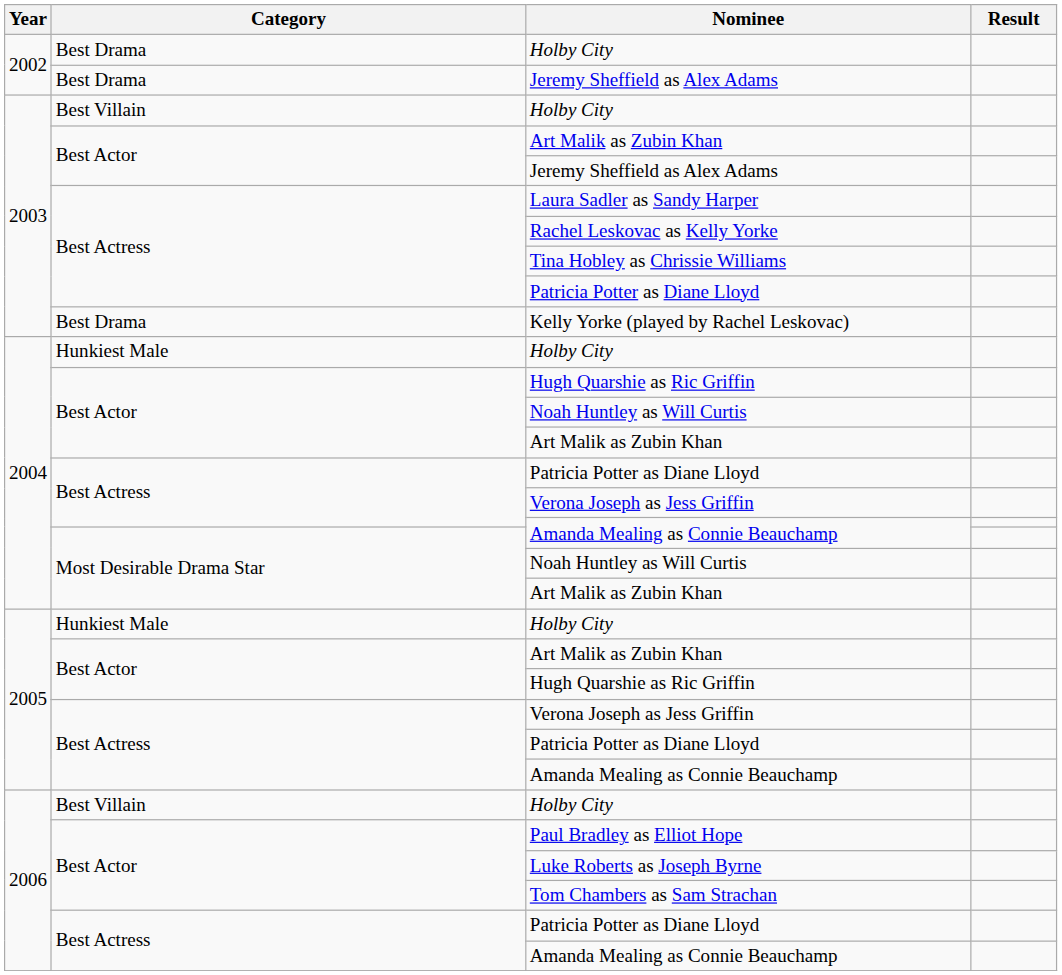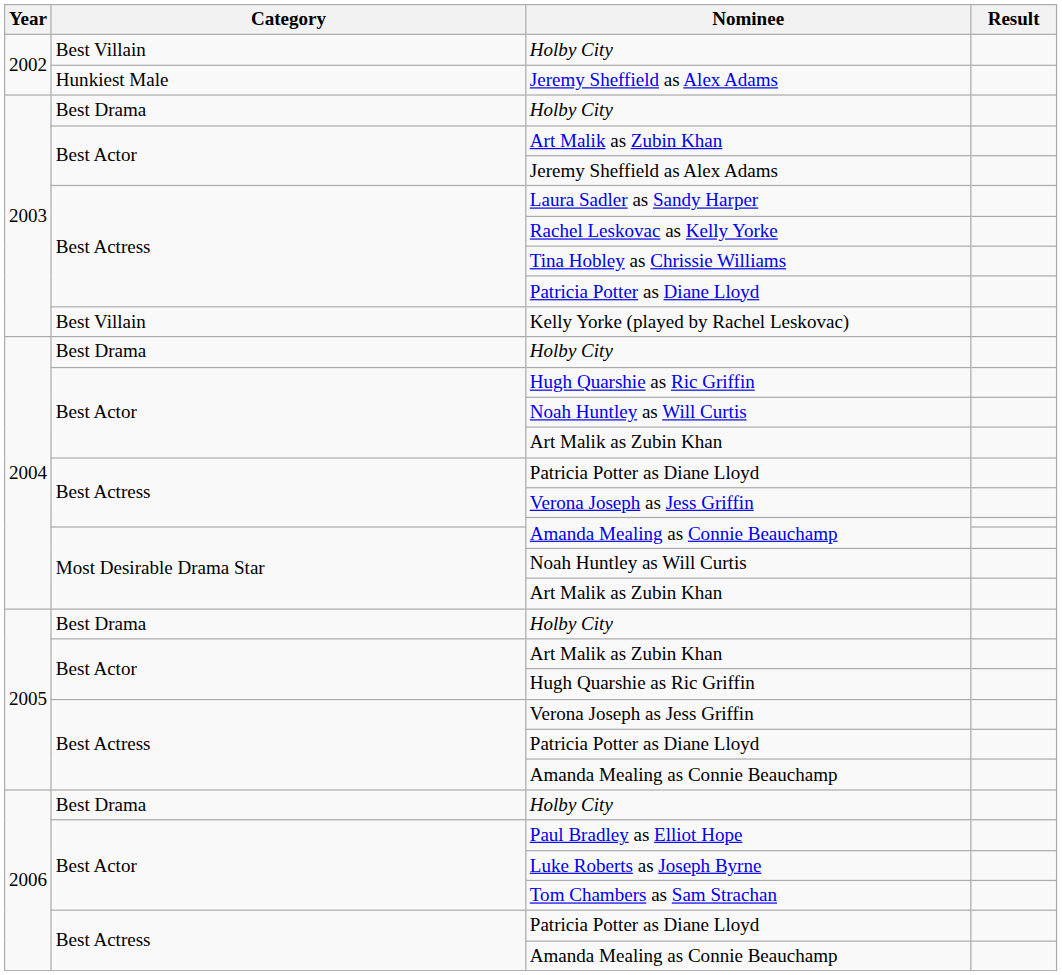(101, 49) Best Drama -> (101, 49) Best Villain
(101, 79) Best Drama -> (112, 79) Hunkiest Male
(101, 110) Best Villain -> (101, 110) Best Drama
(101, 321) Best Drama -> (101, 321) Best Villain
(112, 351) Hunkiest Male -> (101, 351) Best Drama
(112, 623) Hunkiest Male -> (101, 623) Best Drama
(101, 804) Best Villain -> (101, 804) Best Drama
